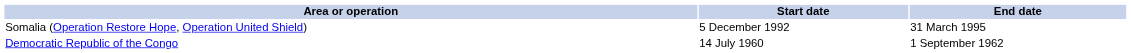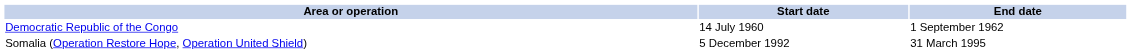rows swapped: (92, 43) <-> (156, 27)
